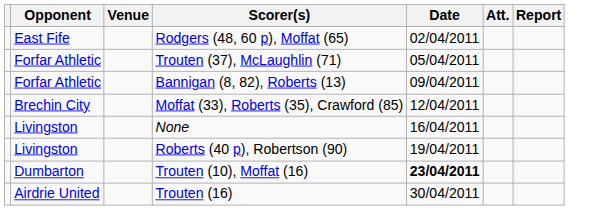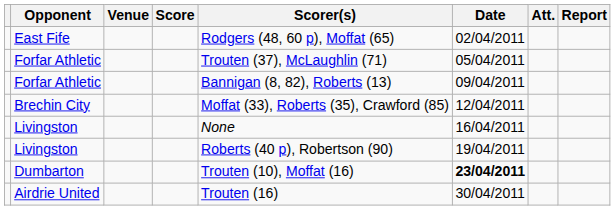+ column: (175, 15)
